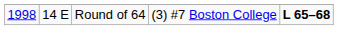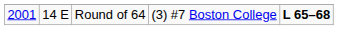(22, 14) 1998 -> (22, 14) 2001
